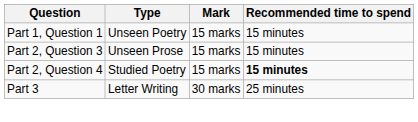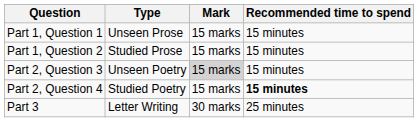(147, 32) Unseen Poetry -> (146, 32) Unseen Prose
+ row: (55, 51)
(146, 51) Unseen Prose -> (147, 70) Unseen Poetry
(216, 51) no background -> (216, 70) lightgrey background
